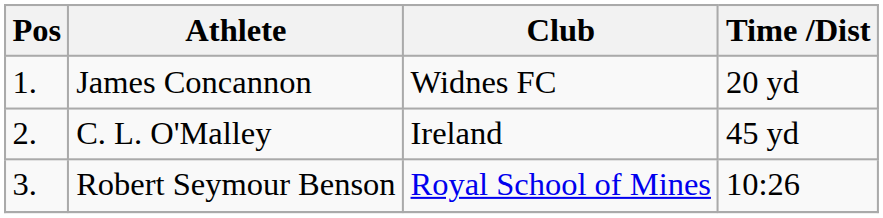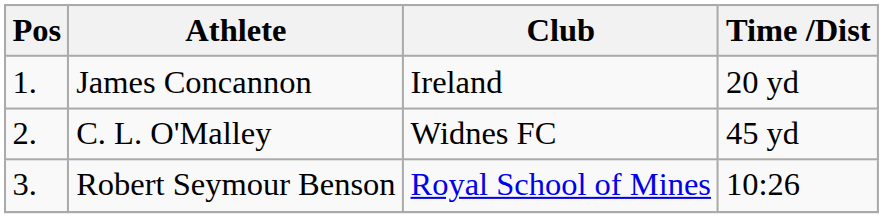(483, 81) Widnes FC -> (457, 81) Ireland
(457, 133) Ireland -> (483, 133) Widnes FC
